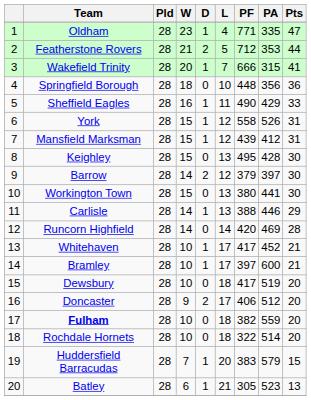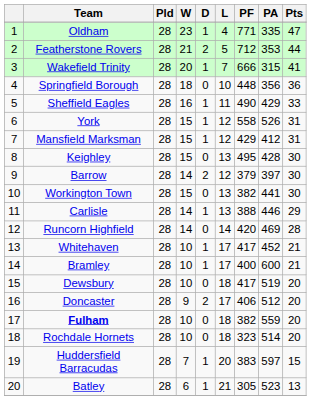(247, 139) 439 -> (247, 139) 429
(247, 193) 380 -> (247, 193) 382
(247, 265) 397 -> (247, 265) 400
(247, 337) 322 -> (247, 337) 323
(271, 362) 579 -> (271, 362) 597
